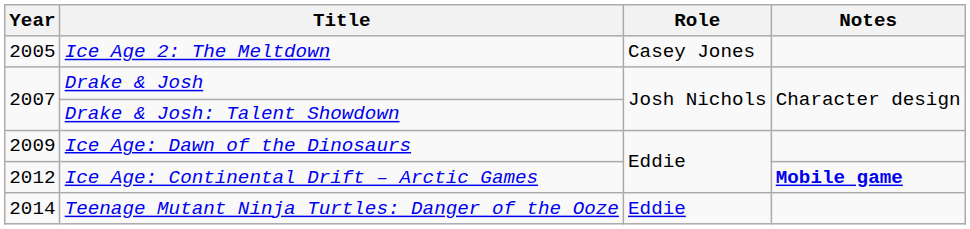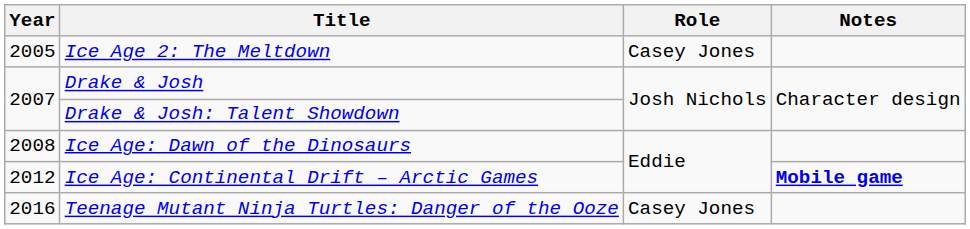(32, 146) 2009 -> (32, 146) 2008
(32, 209) 2014 -> (32, 209) 2016
(657, 209) Eddie -> (692, 209) Casey Jones
